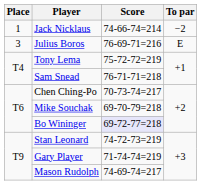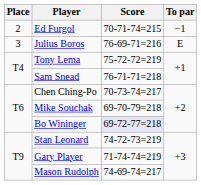- row: (62, 28)
+ row: (54, 28)
